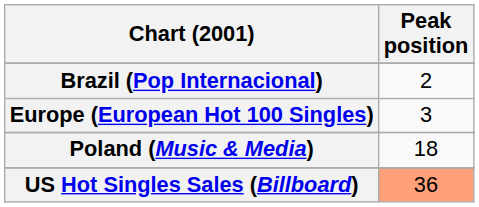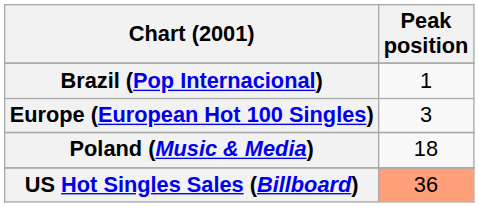(426, 80) 2 -> (426, 80) 1
